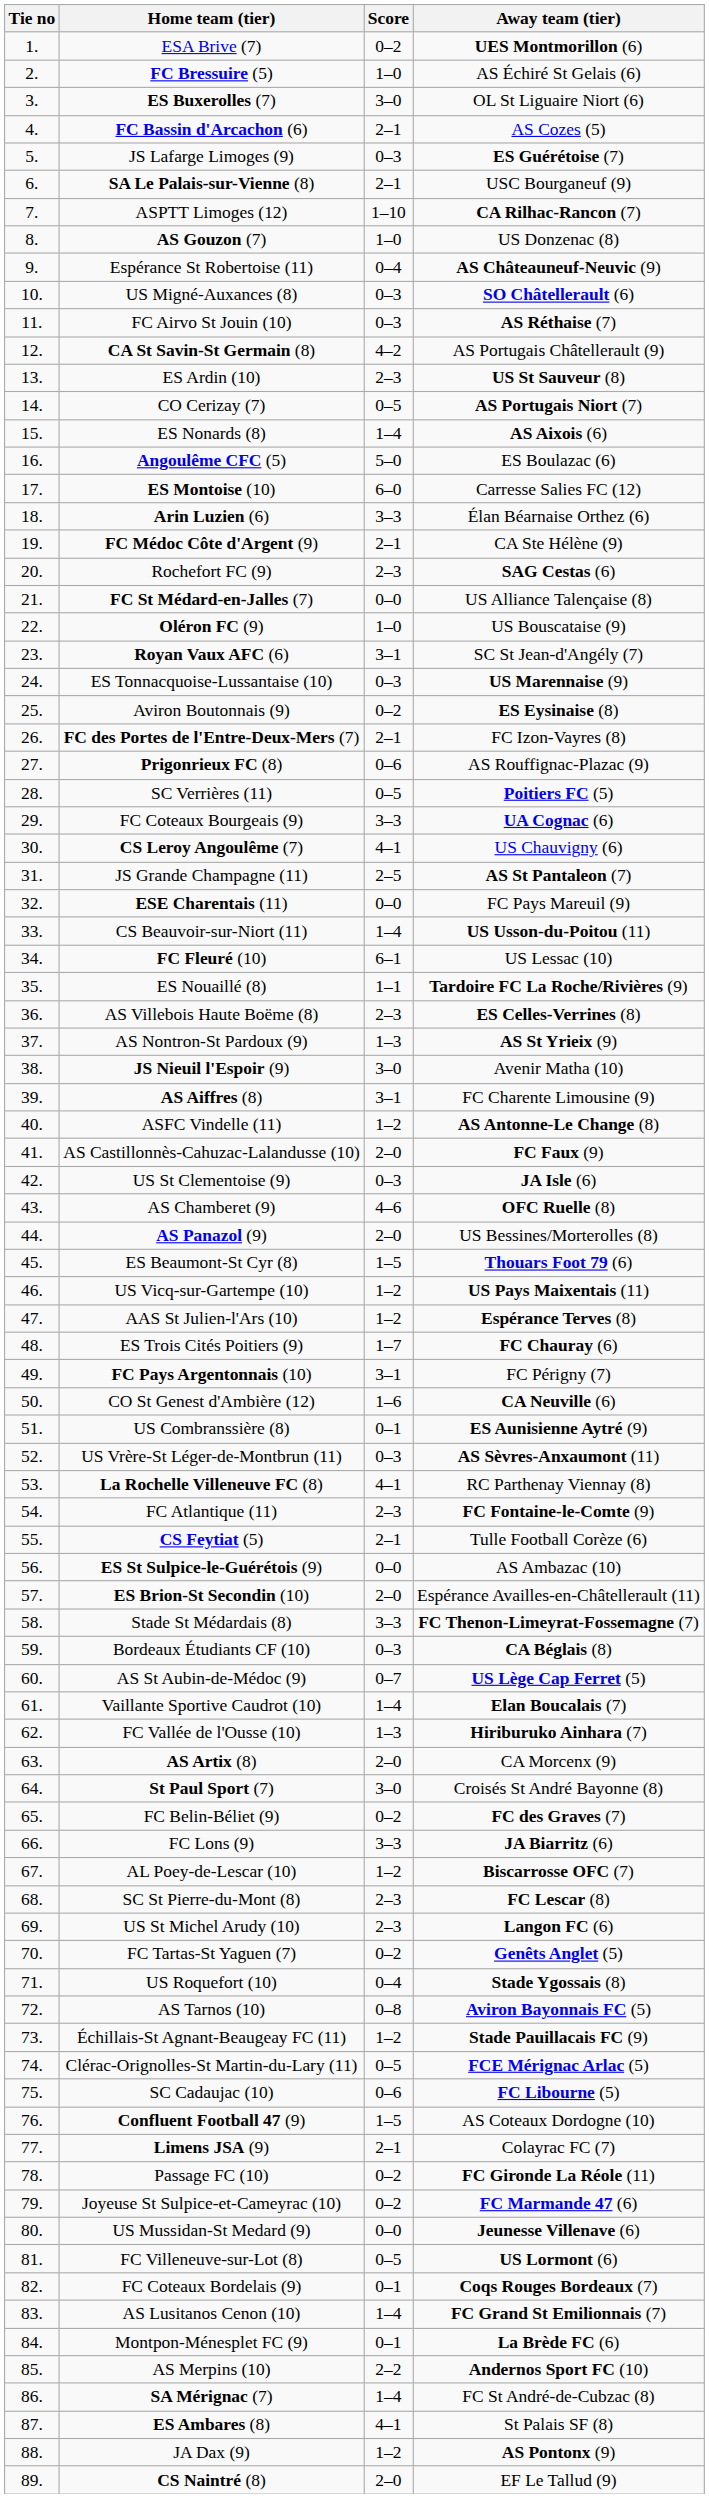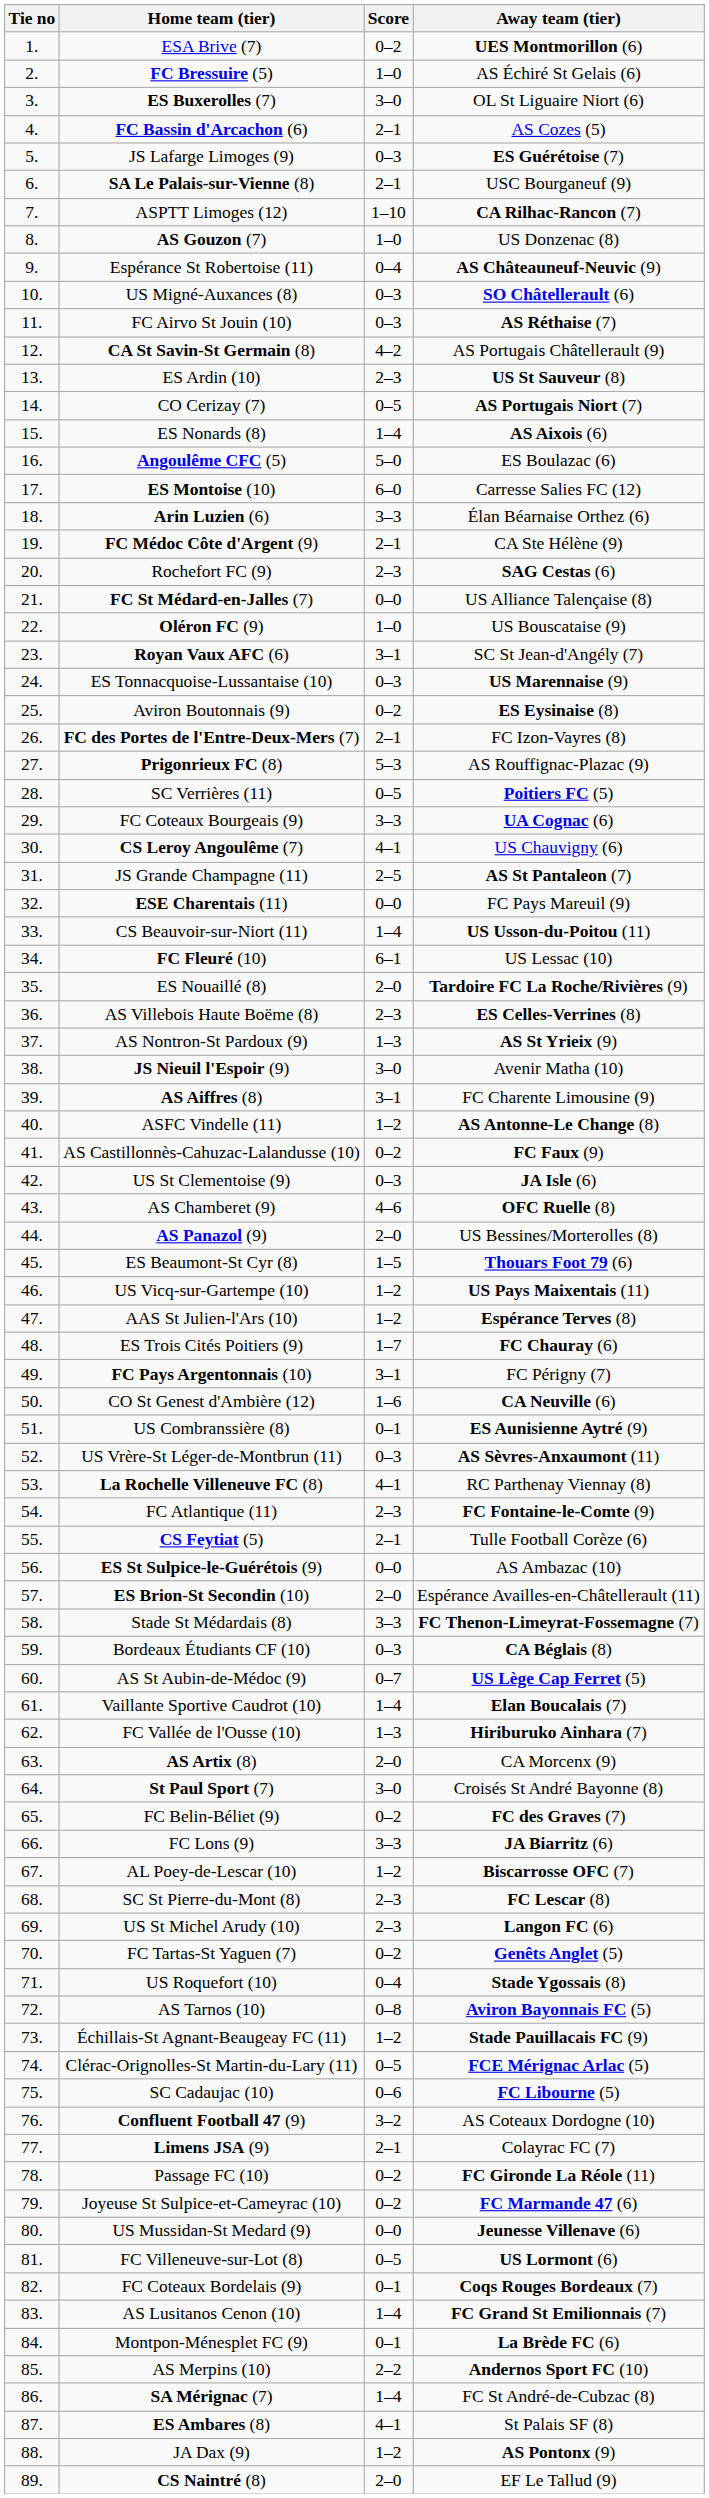(388, 765) 0–6 -> (388, 765) 5–3
(388, 986) 1–1 -> (388, 986) 2–0
(388, 1152) 2–0 -> (388, 1152) 0–2
(388, 2120) 1–5 -> (388, 2120) 3–2
